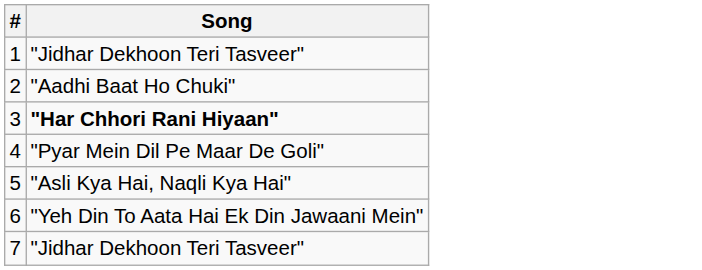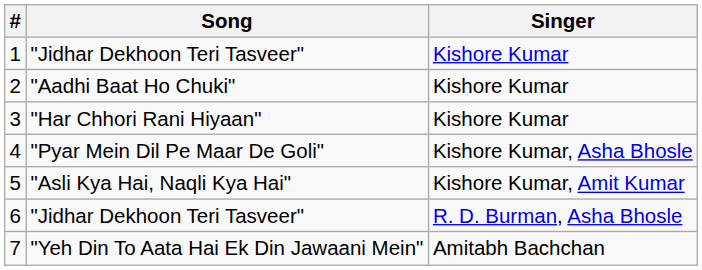+ column: (563, 21)
(155, 119) bold -> (146, 119) normal
(227, 216) "Yeh Din To Aata Hai Ek Din Jawaani Mein" -> (167, 216) "Jidhar Dekhoon Teri Tasveer"
(167, 248) "Jidhar Dekhoon Teri Tasveer" -> (227, 248) "Yeh Din To Aata Hai Ek Din Jawaani Mein"
